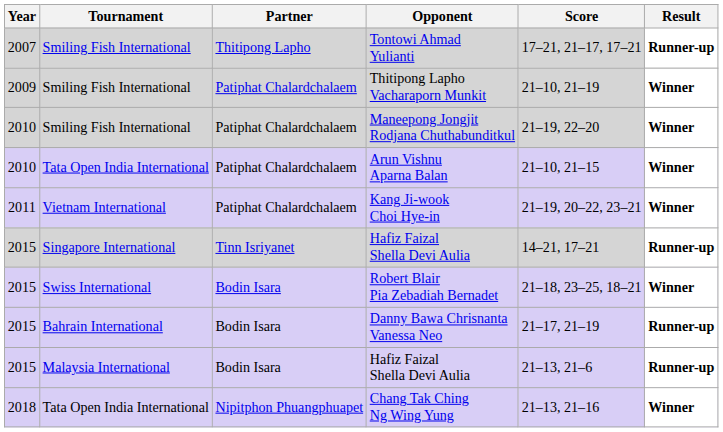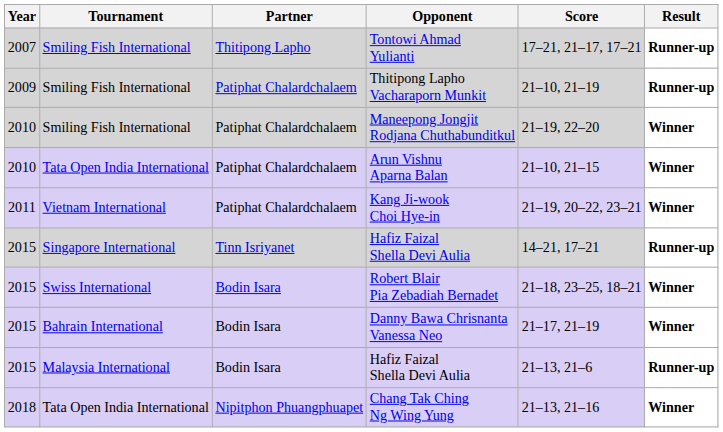(671, 88) Winner -> (681, 88) Runner-up
(681, 327) Runner-up -> (671, 327) Winner
